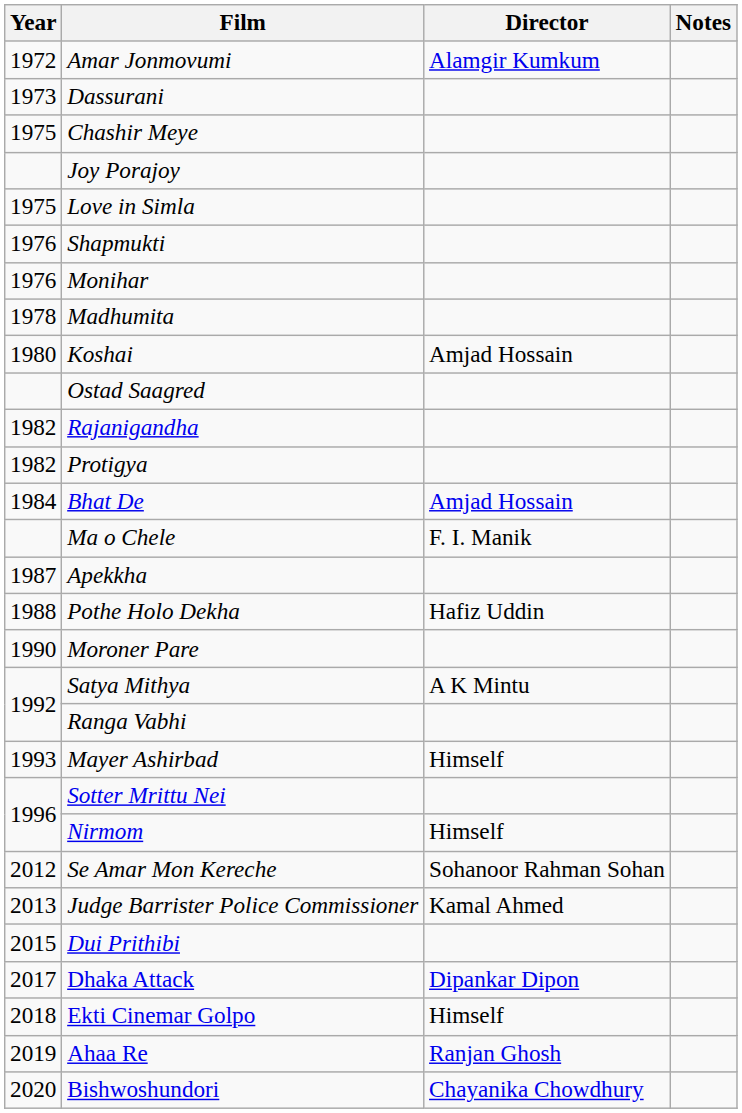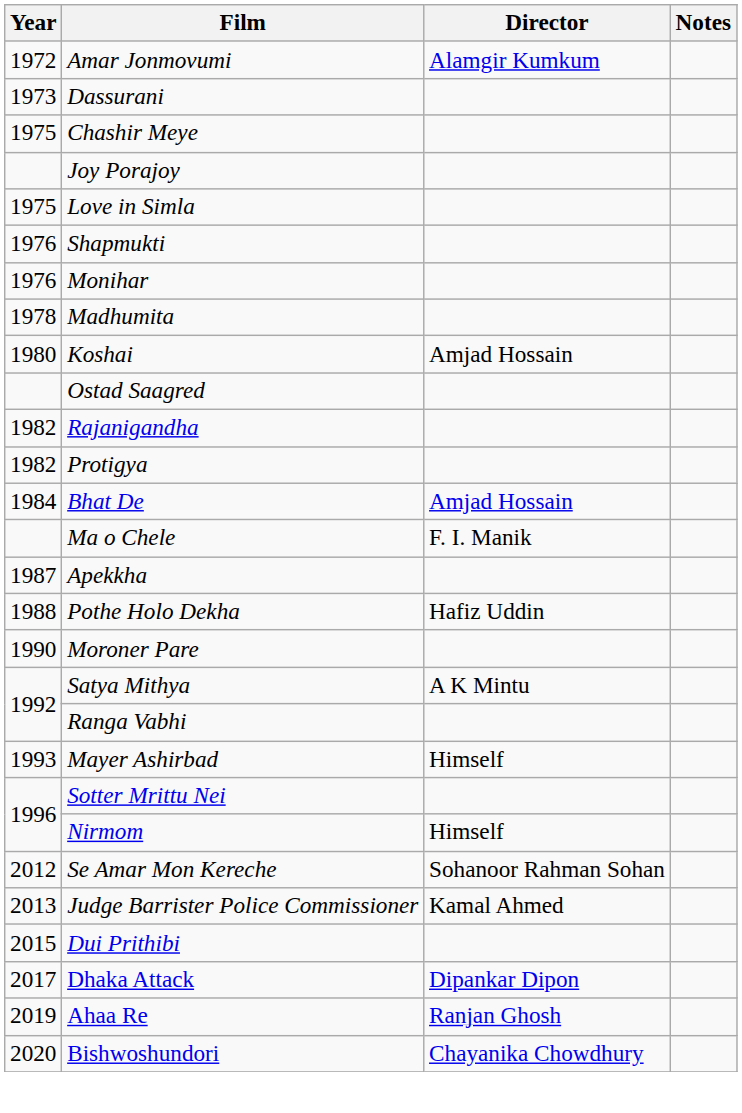- row: (161, 1016)
